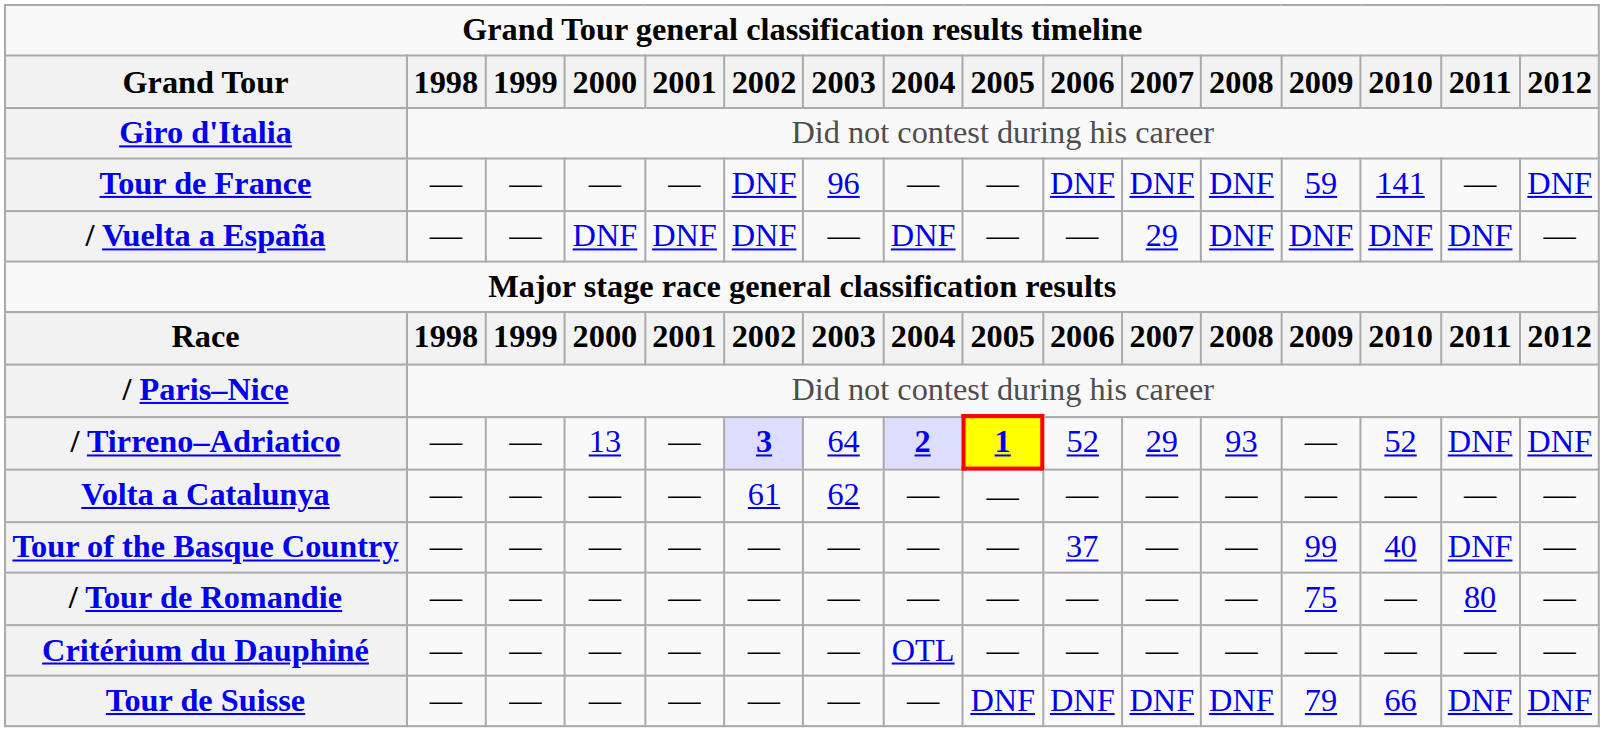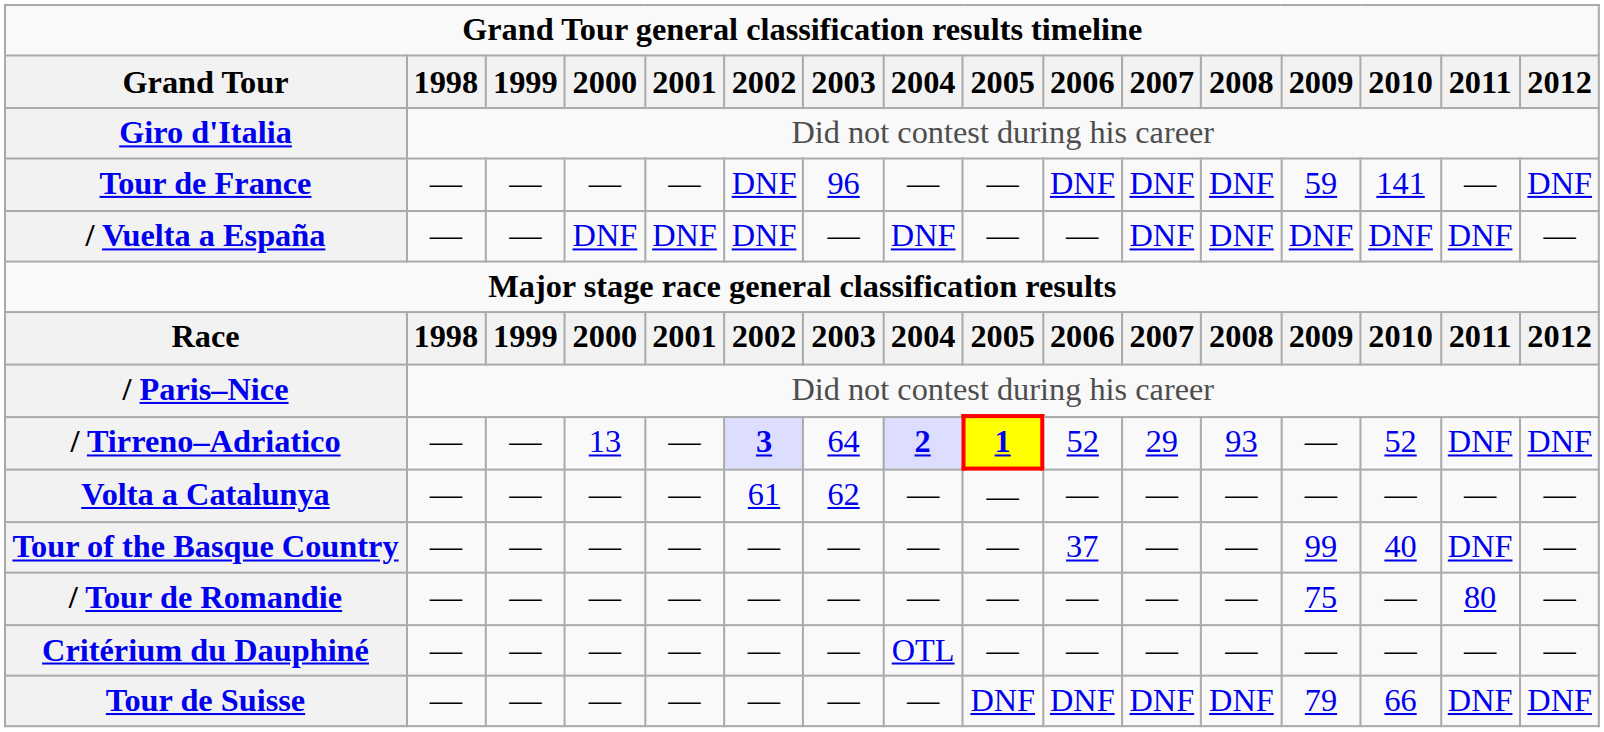(1162, 235) 29 -> (1162, 235) DNF
